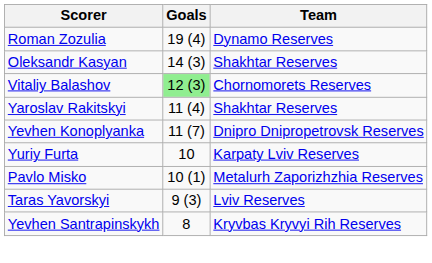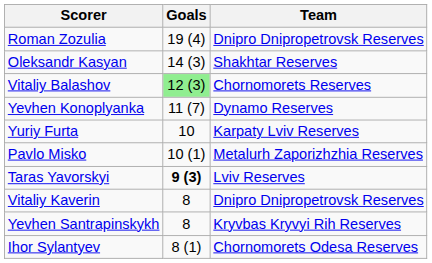(273, 39) Dynamo Reserves -> (319, 39) Dnipro Dnipropetrovsk Reserves
- row: (67, 108)
(319, 131) Dnipro Dnipropetrovsk Reserves -> (273, 108) Dynamo Reserves
(186, 200) normal -> (186, 177) bold
+ row: (54, 200)
+ row: (54, 246)
